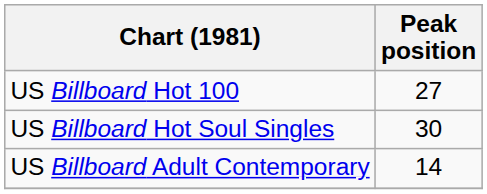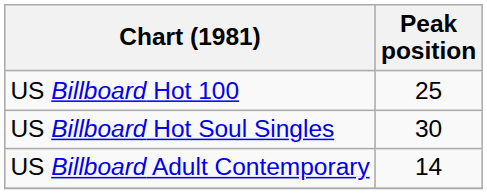(429, 90) 27 -> (429, 90) 25
